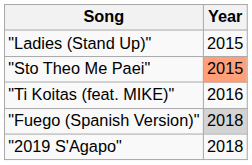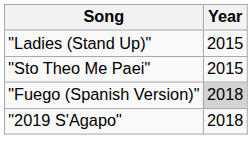(225, 69) lightsalmon background -> (225, 69) no background
- row: (91, 95)
